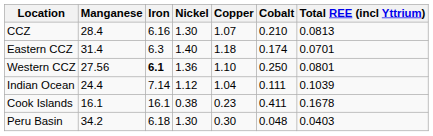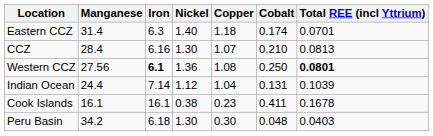rows swapped: (19, 31) <-> (40, 49)
(225, 67) 1.10 -> (225, 67) 1.08
(317, 67) normal -> (317, 67) bold
(272, 85) 0.111 -> (273, 85) 0.131
